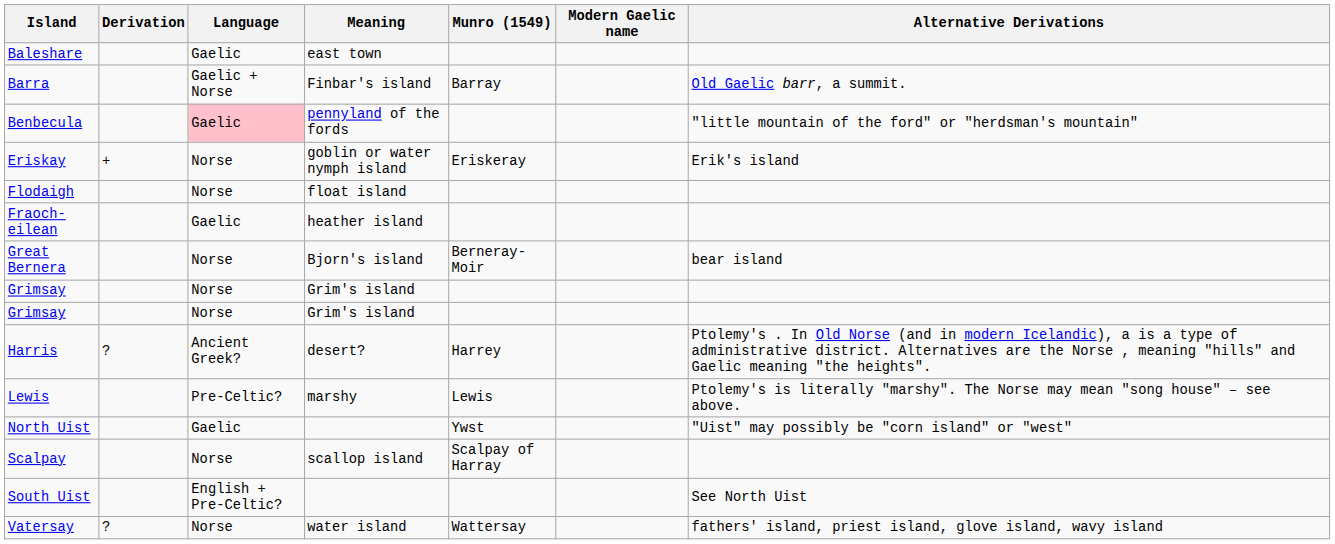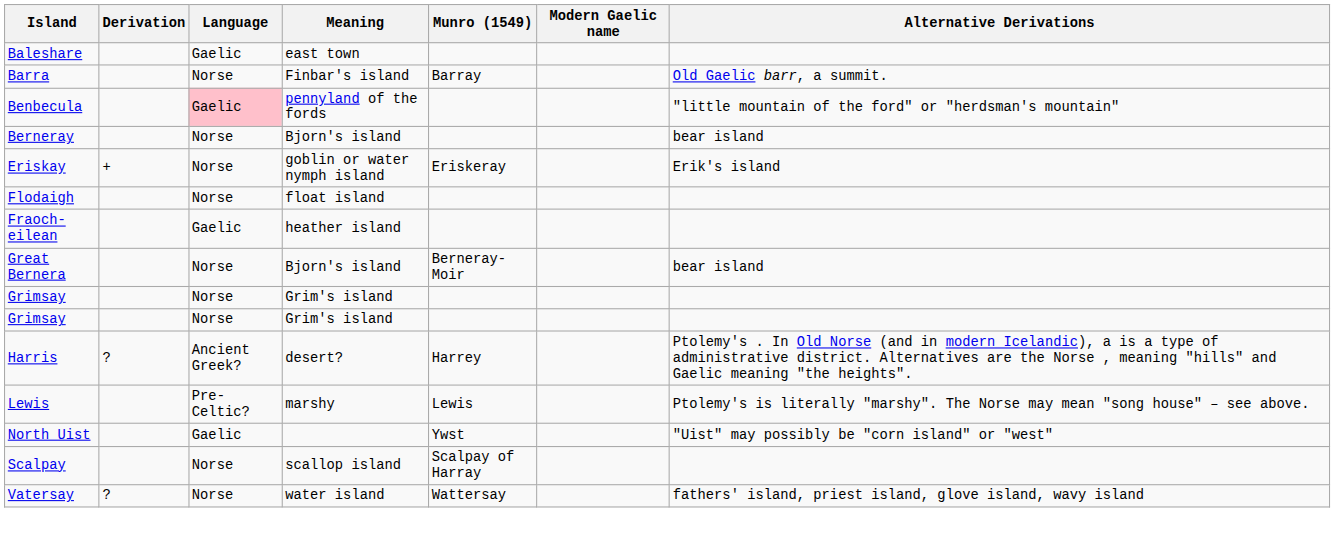(224, 85) Gaelic + Norse -> (213, 77) Norse
+ row: (41, 137)
- row: (49, 497)
